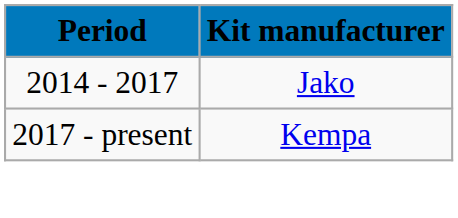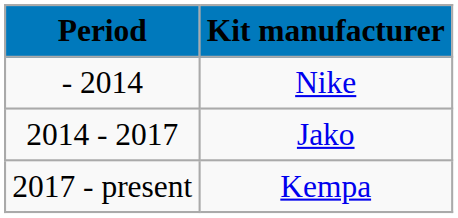+ row: (326, 82)
